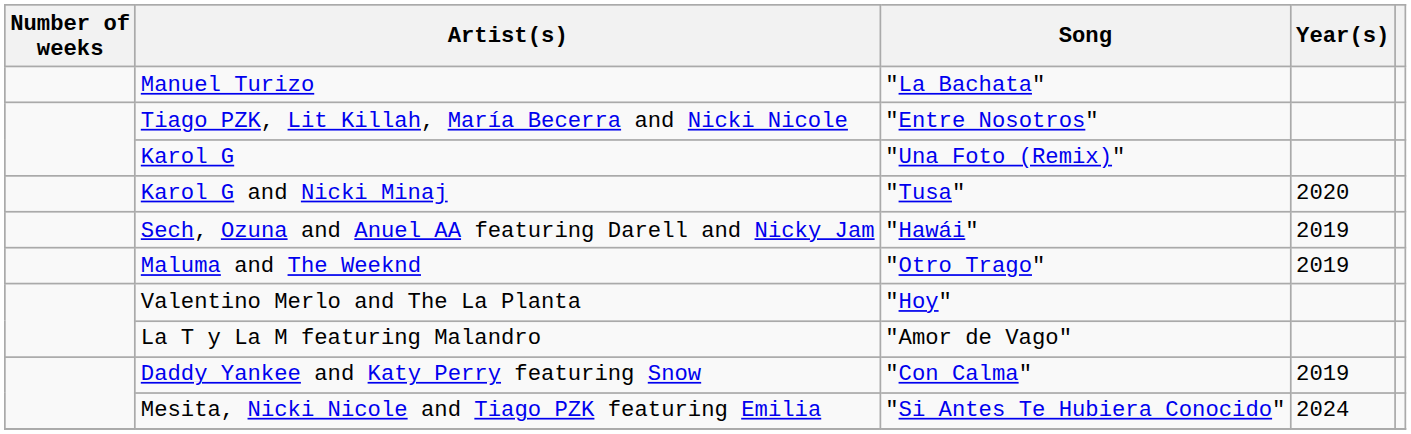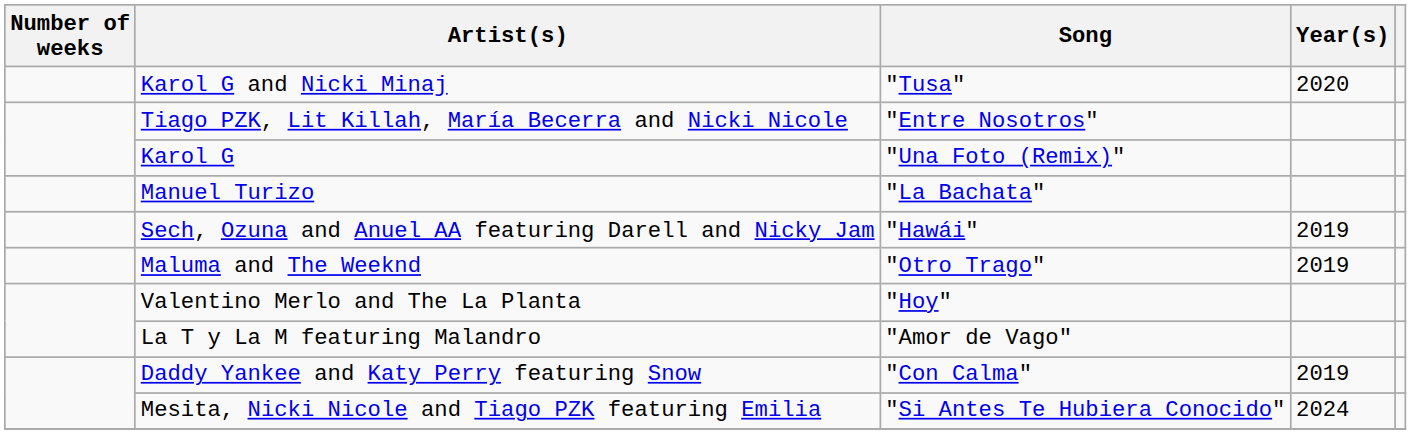rows swapped: (294, 194) <-> (228, 85)
